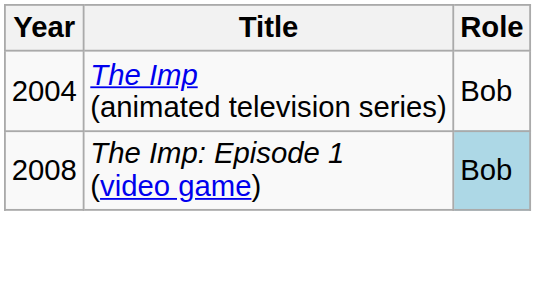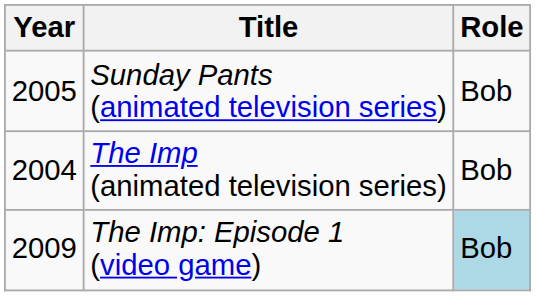+ row: (268, 90)
(44, 170) 2008 -> (44, 249) 2009
